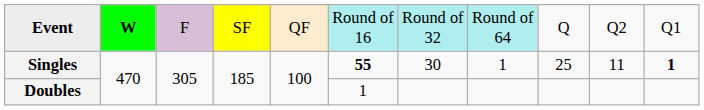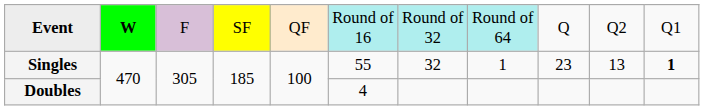(363, 64) bold -> (363, 64) normal
(433, 64) 30 -> (433, 64) 32
(564, 64) 25 -> (564, 64) 23
(617, 64) 11 -> (617, 64) 13
(363, 91) 1 -> (363, 91) 4
